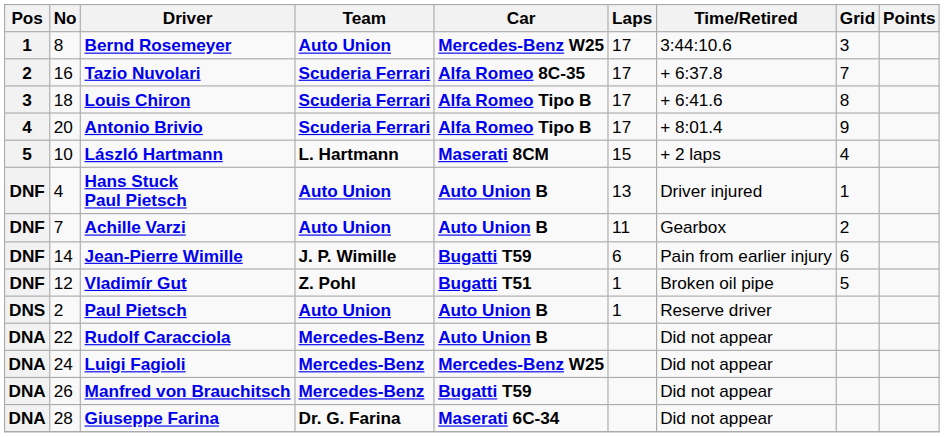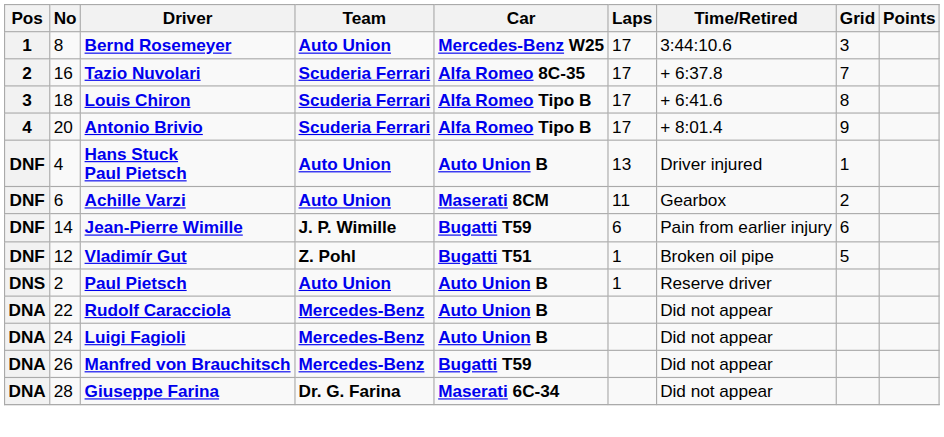- row: (154, 154)
(58, 228) 7 -> (58, 201) 6
(493, 228) Auto Union B -> (494, 201) Maserati 8CM
(521, 364) Mercedes-Benz W25 -> (493, 337) Auto Union B
